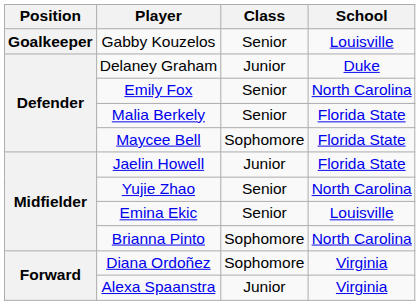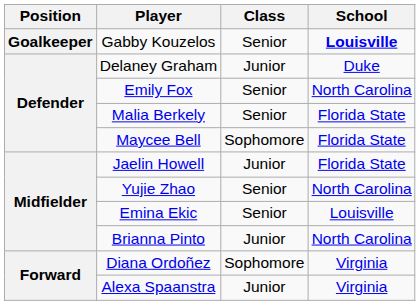(362, 41) normal -> (362, 41) bold
(264, 238) Sophomore -> (264, 238) Junior
